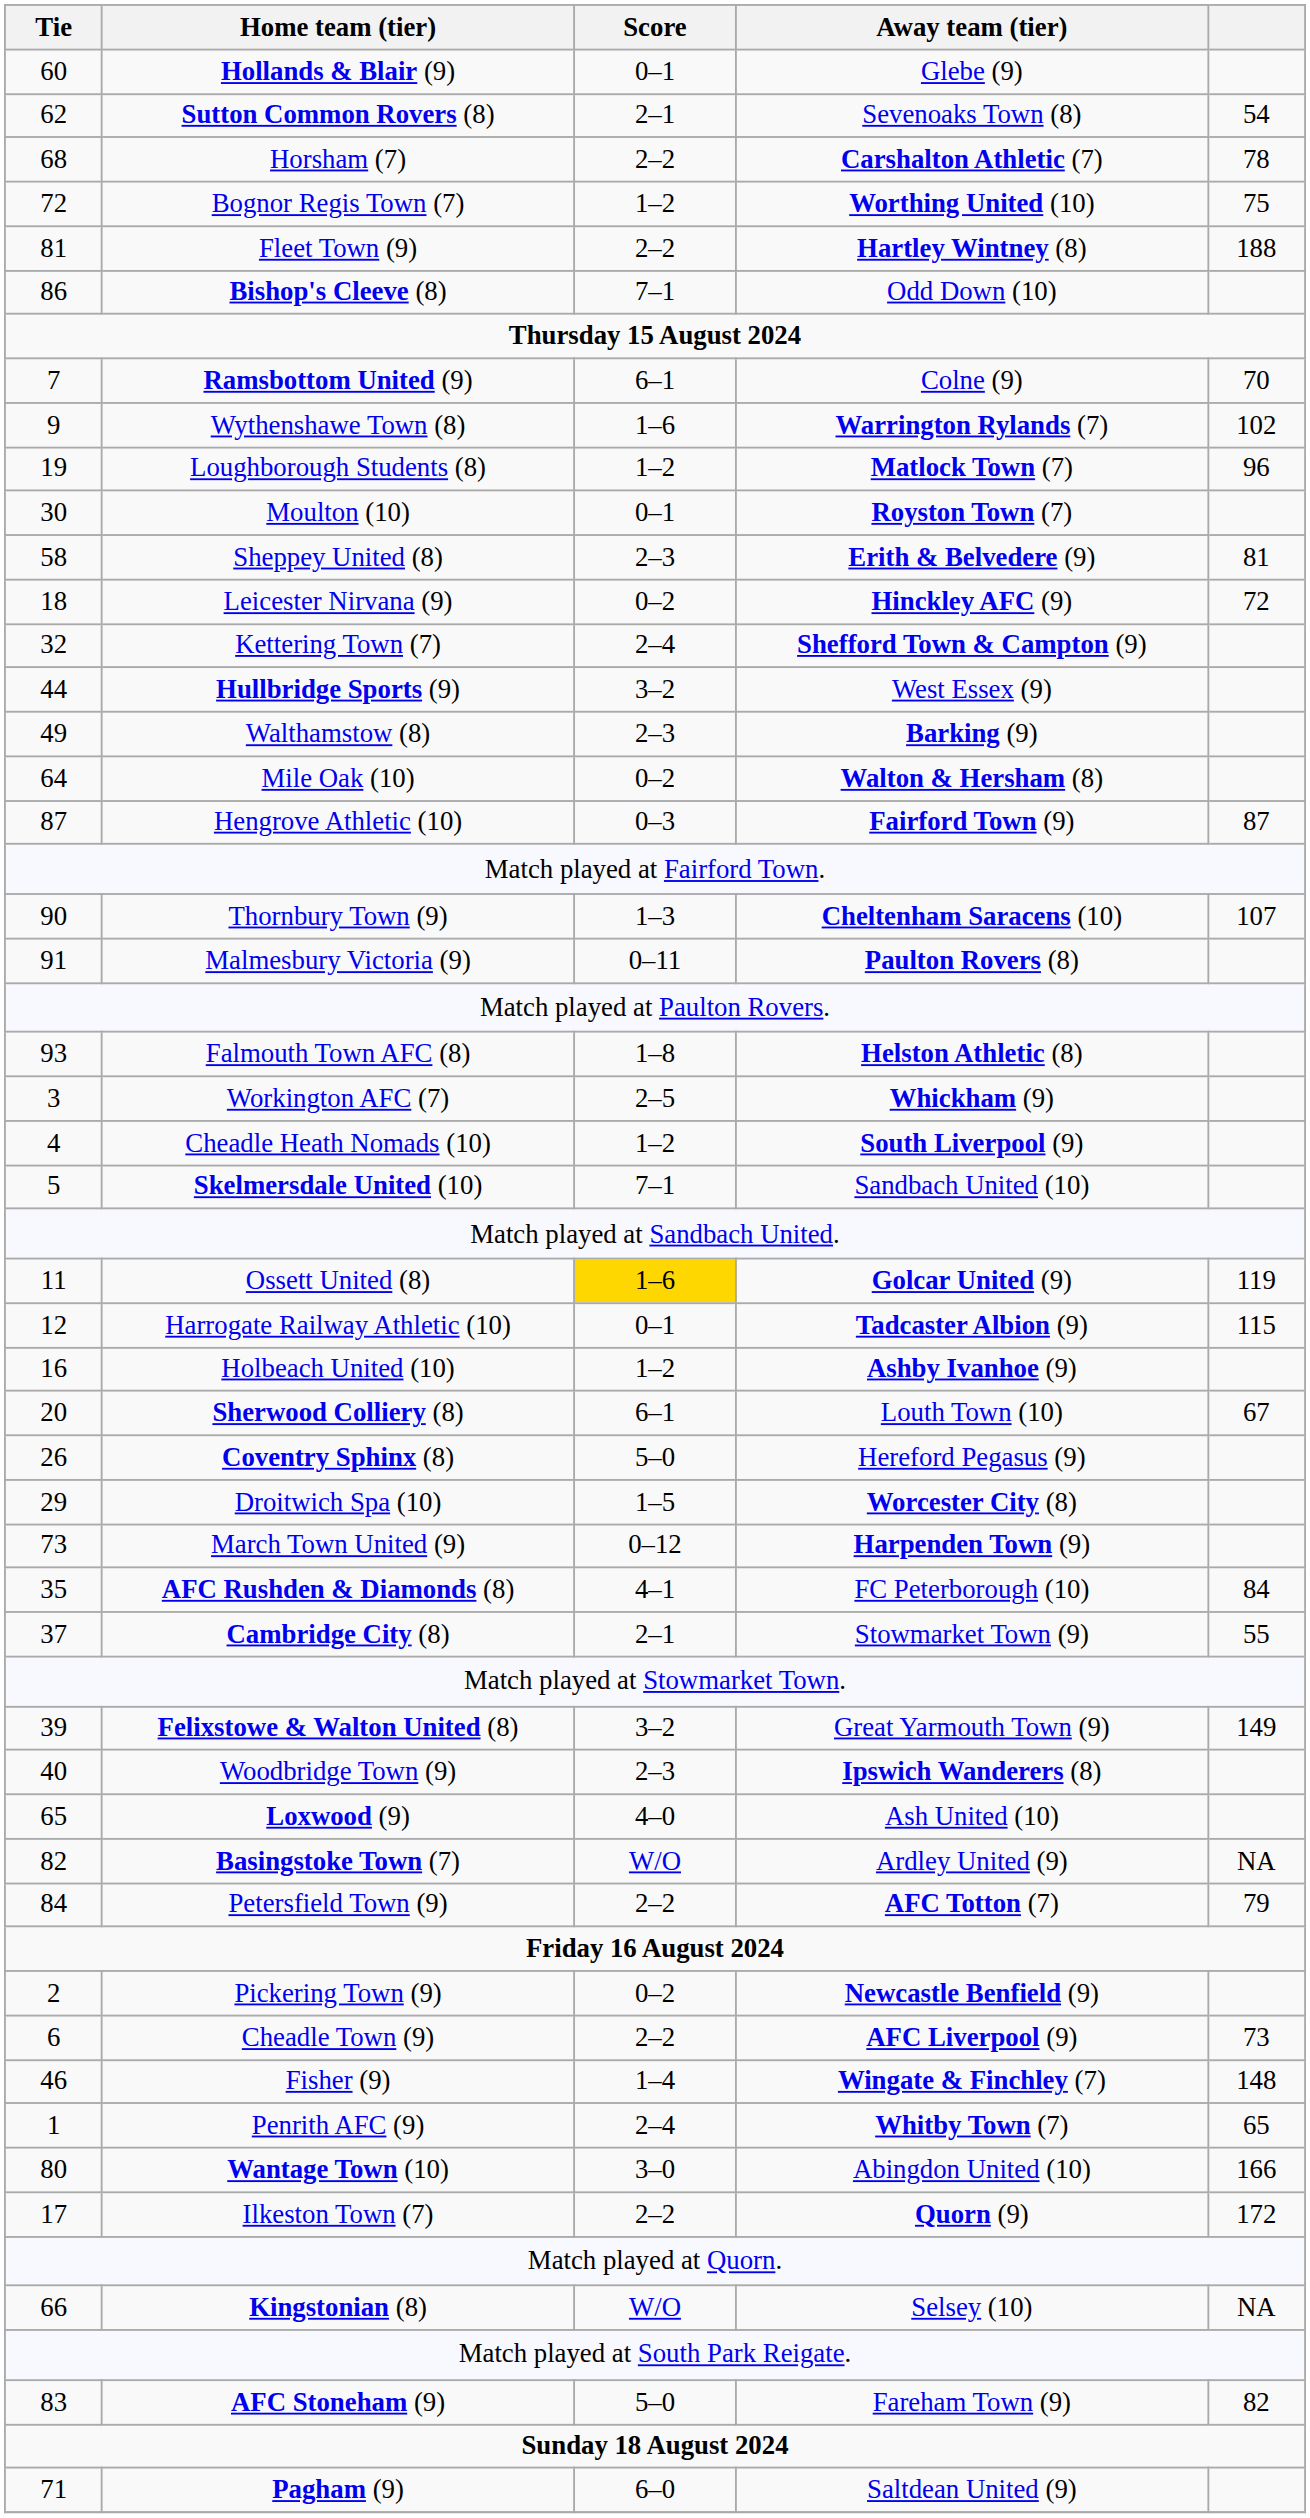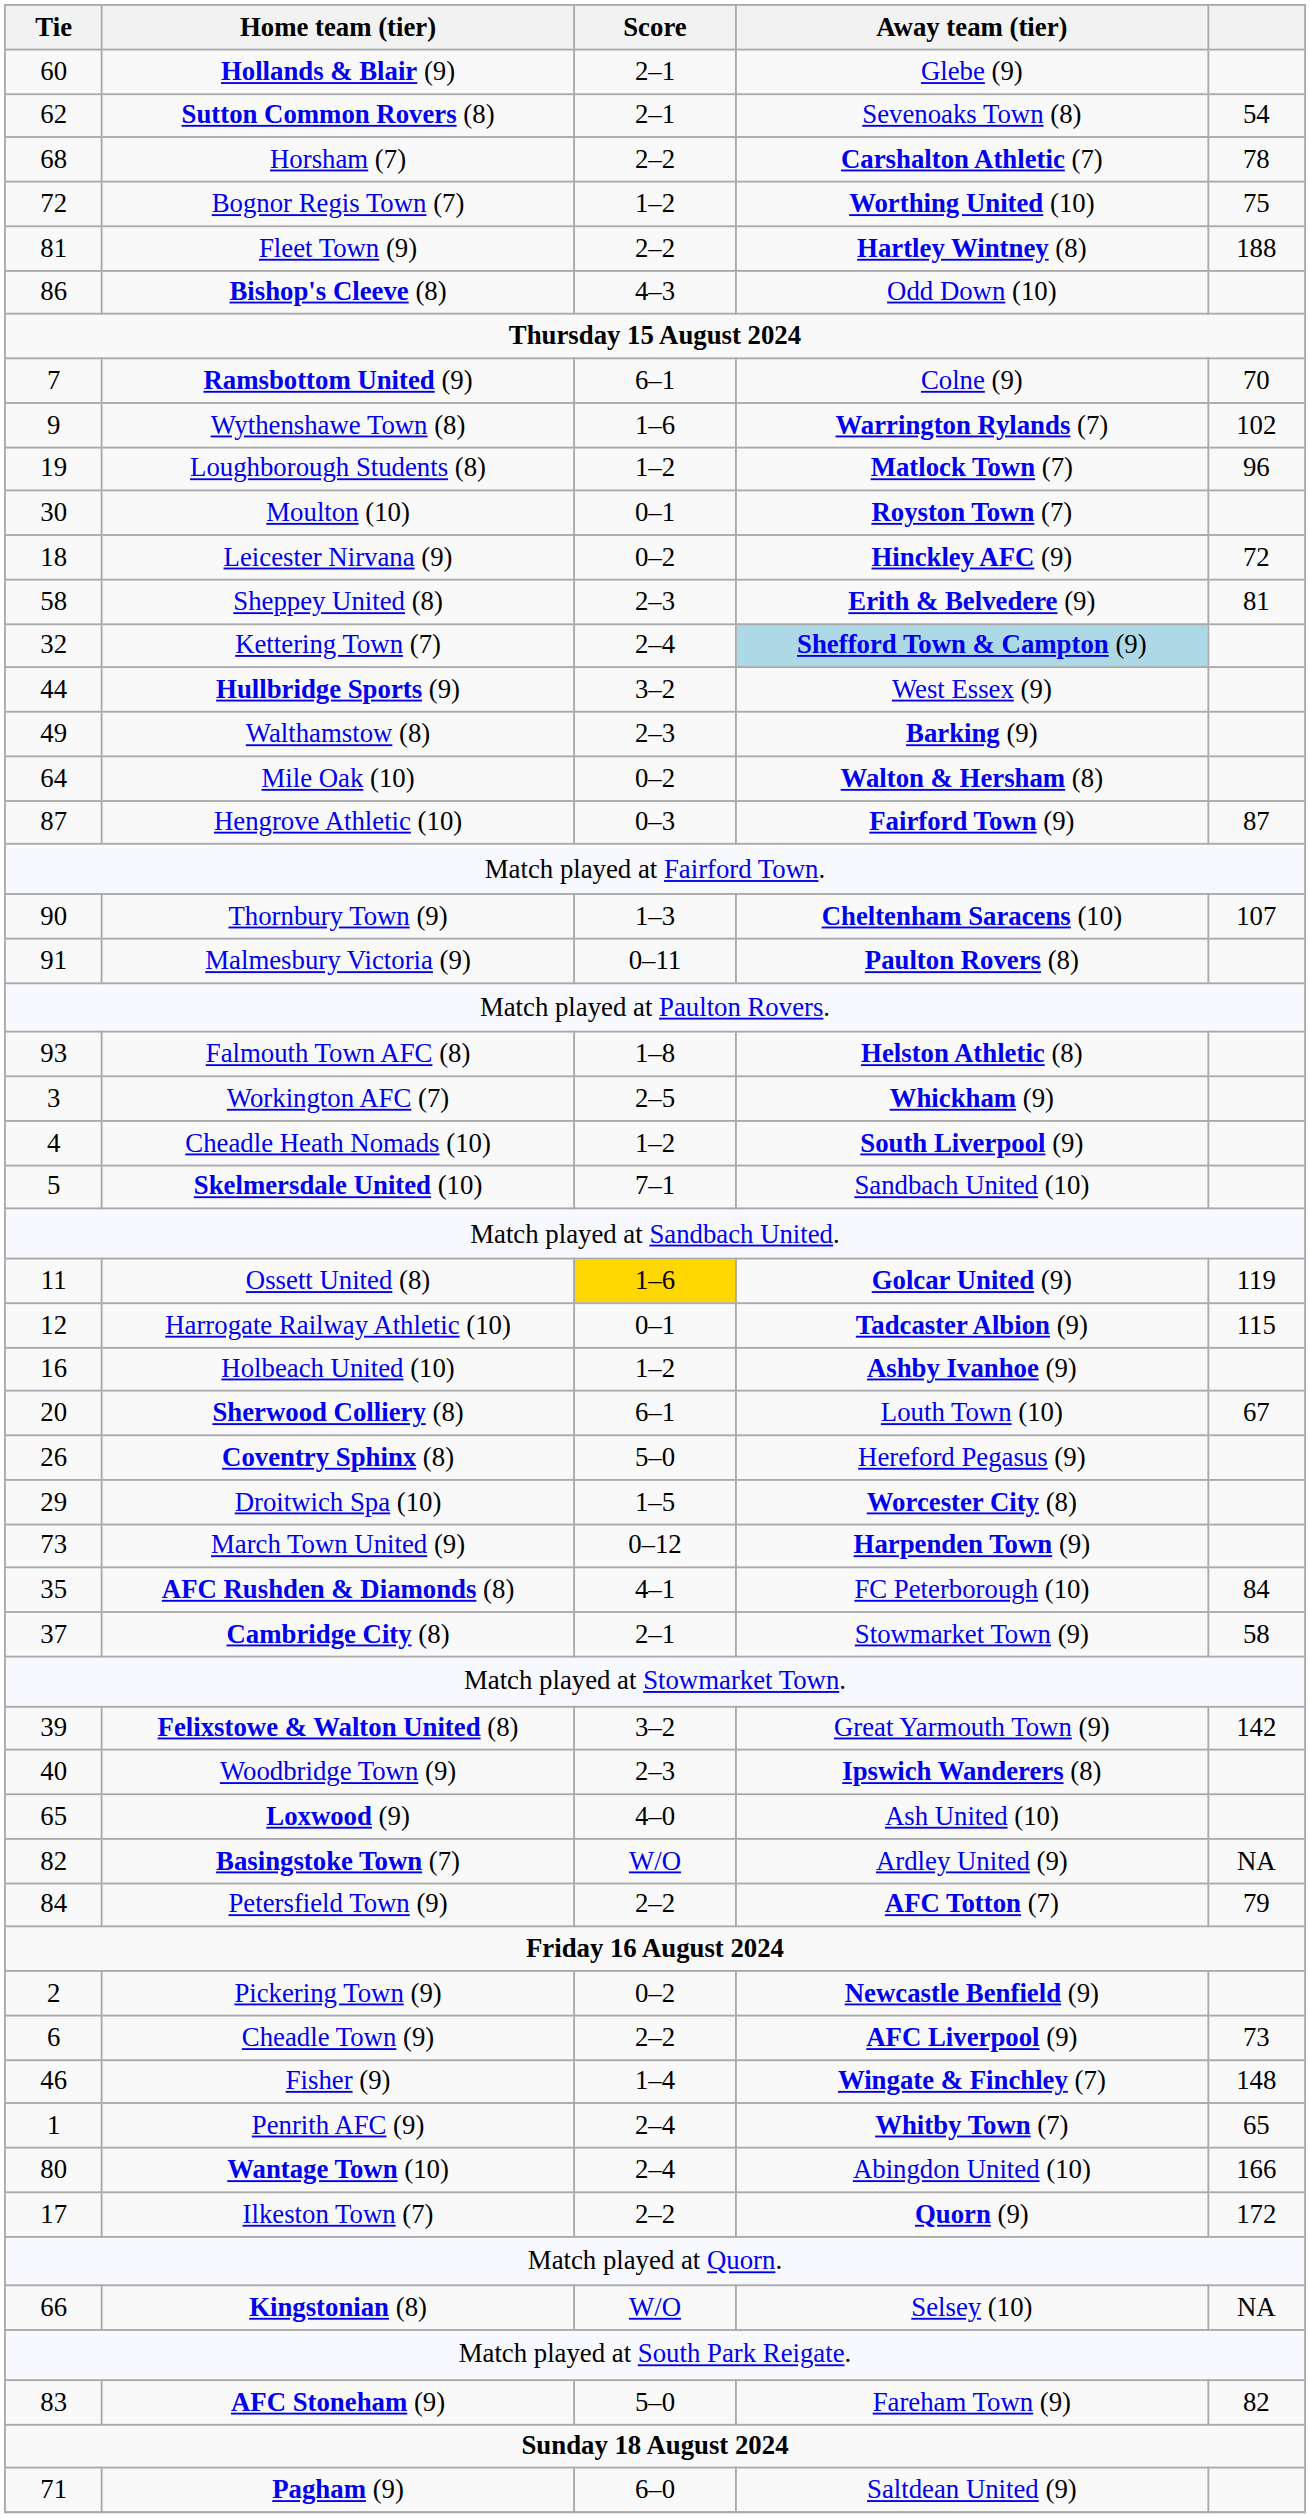(655, 71) 0–1 -> (655, 71) 2–1
(655, 292) 7–1 -> (655, 292) 4–3
rows swapped: (338, 557) <-> (338, 601)
(972, 645) no background -> (972, 645) lightblue background
(1256, 1634) 55 -> (1256, 1634) 58
(1256, 1727) 149 -> (1256, 1727) 142
(655, 2169) 3–0 -> (655, 2169) 2–4
